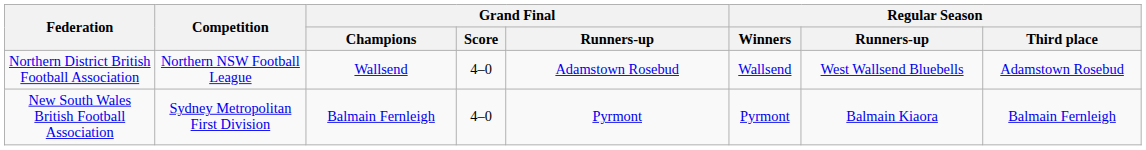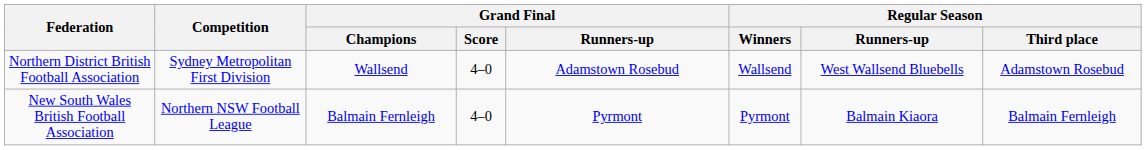(230, 69) Northern NSW Football League -> (230, 69) Sydney Metropolitan First Division
(230, 116) Sydney Metropolitan First Division -> (230, 116) Northern NSW Football League
